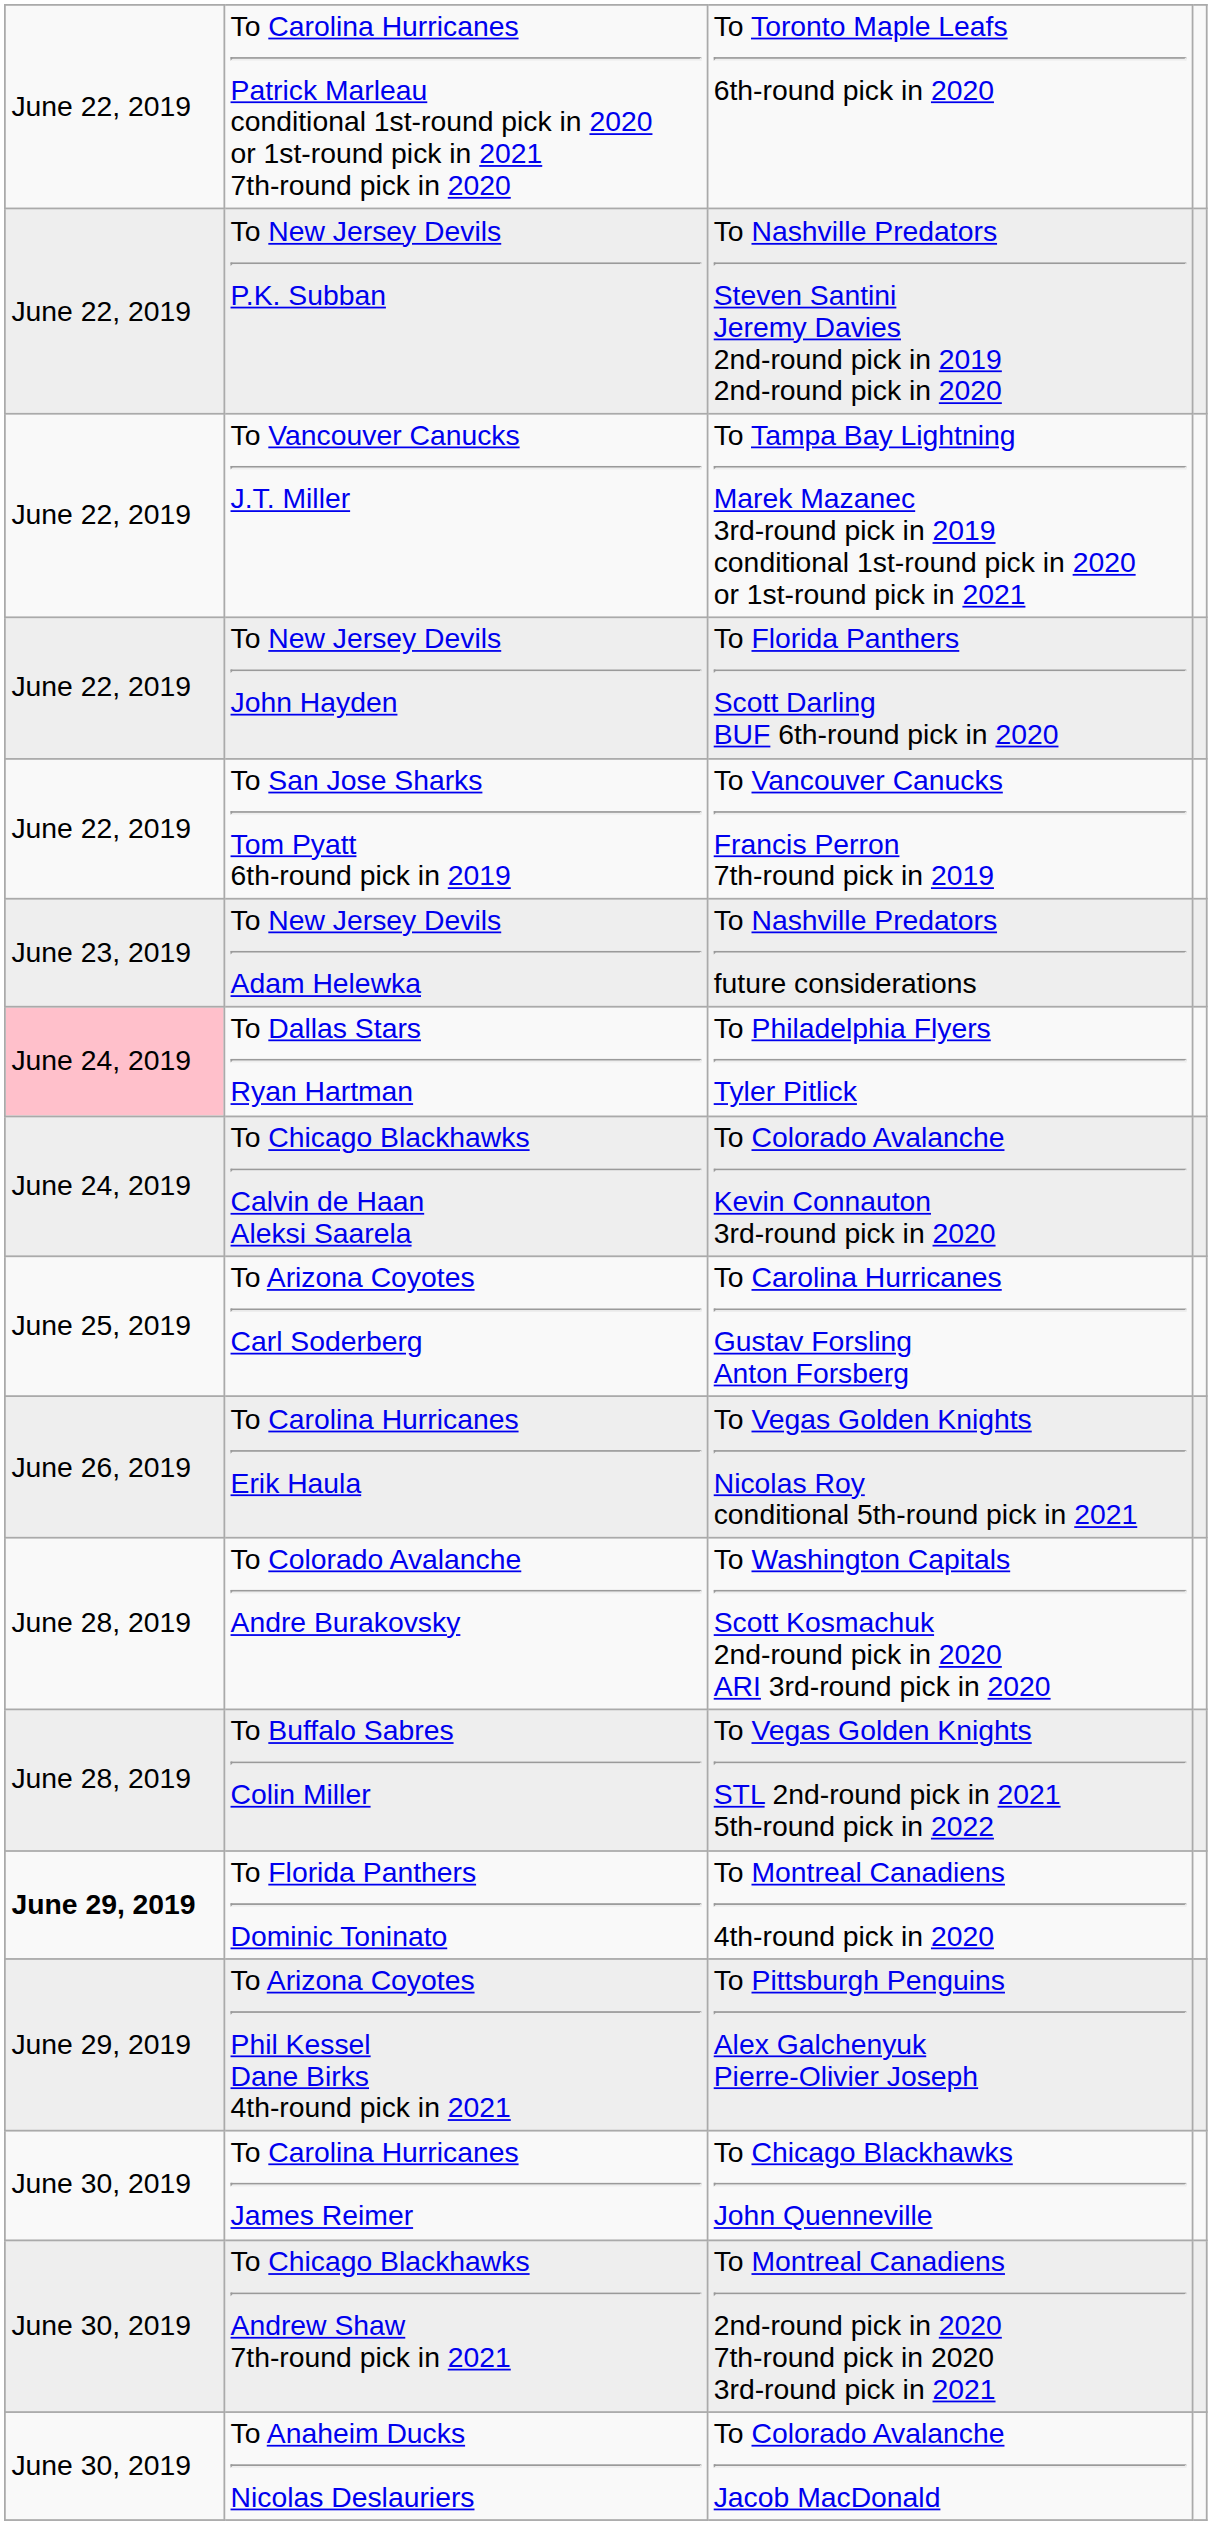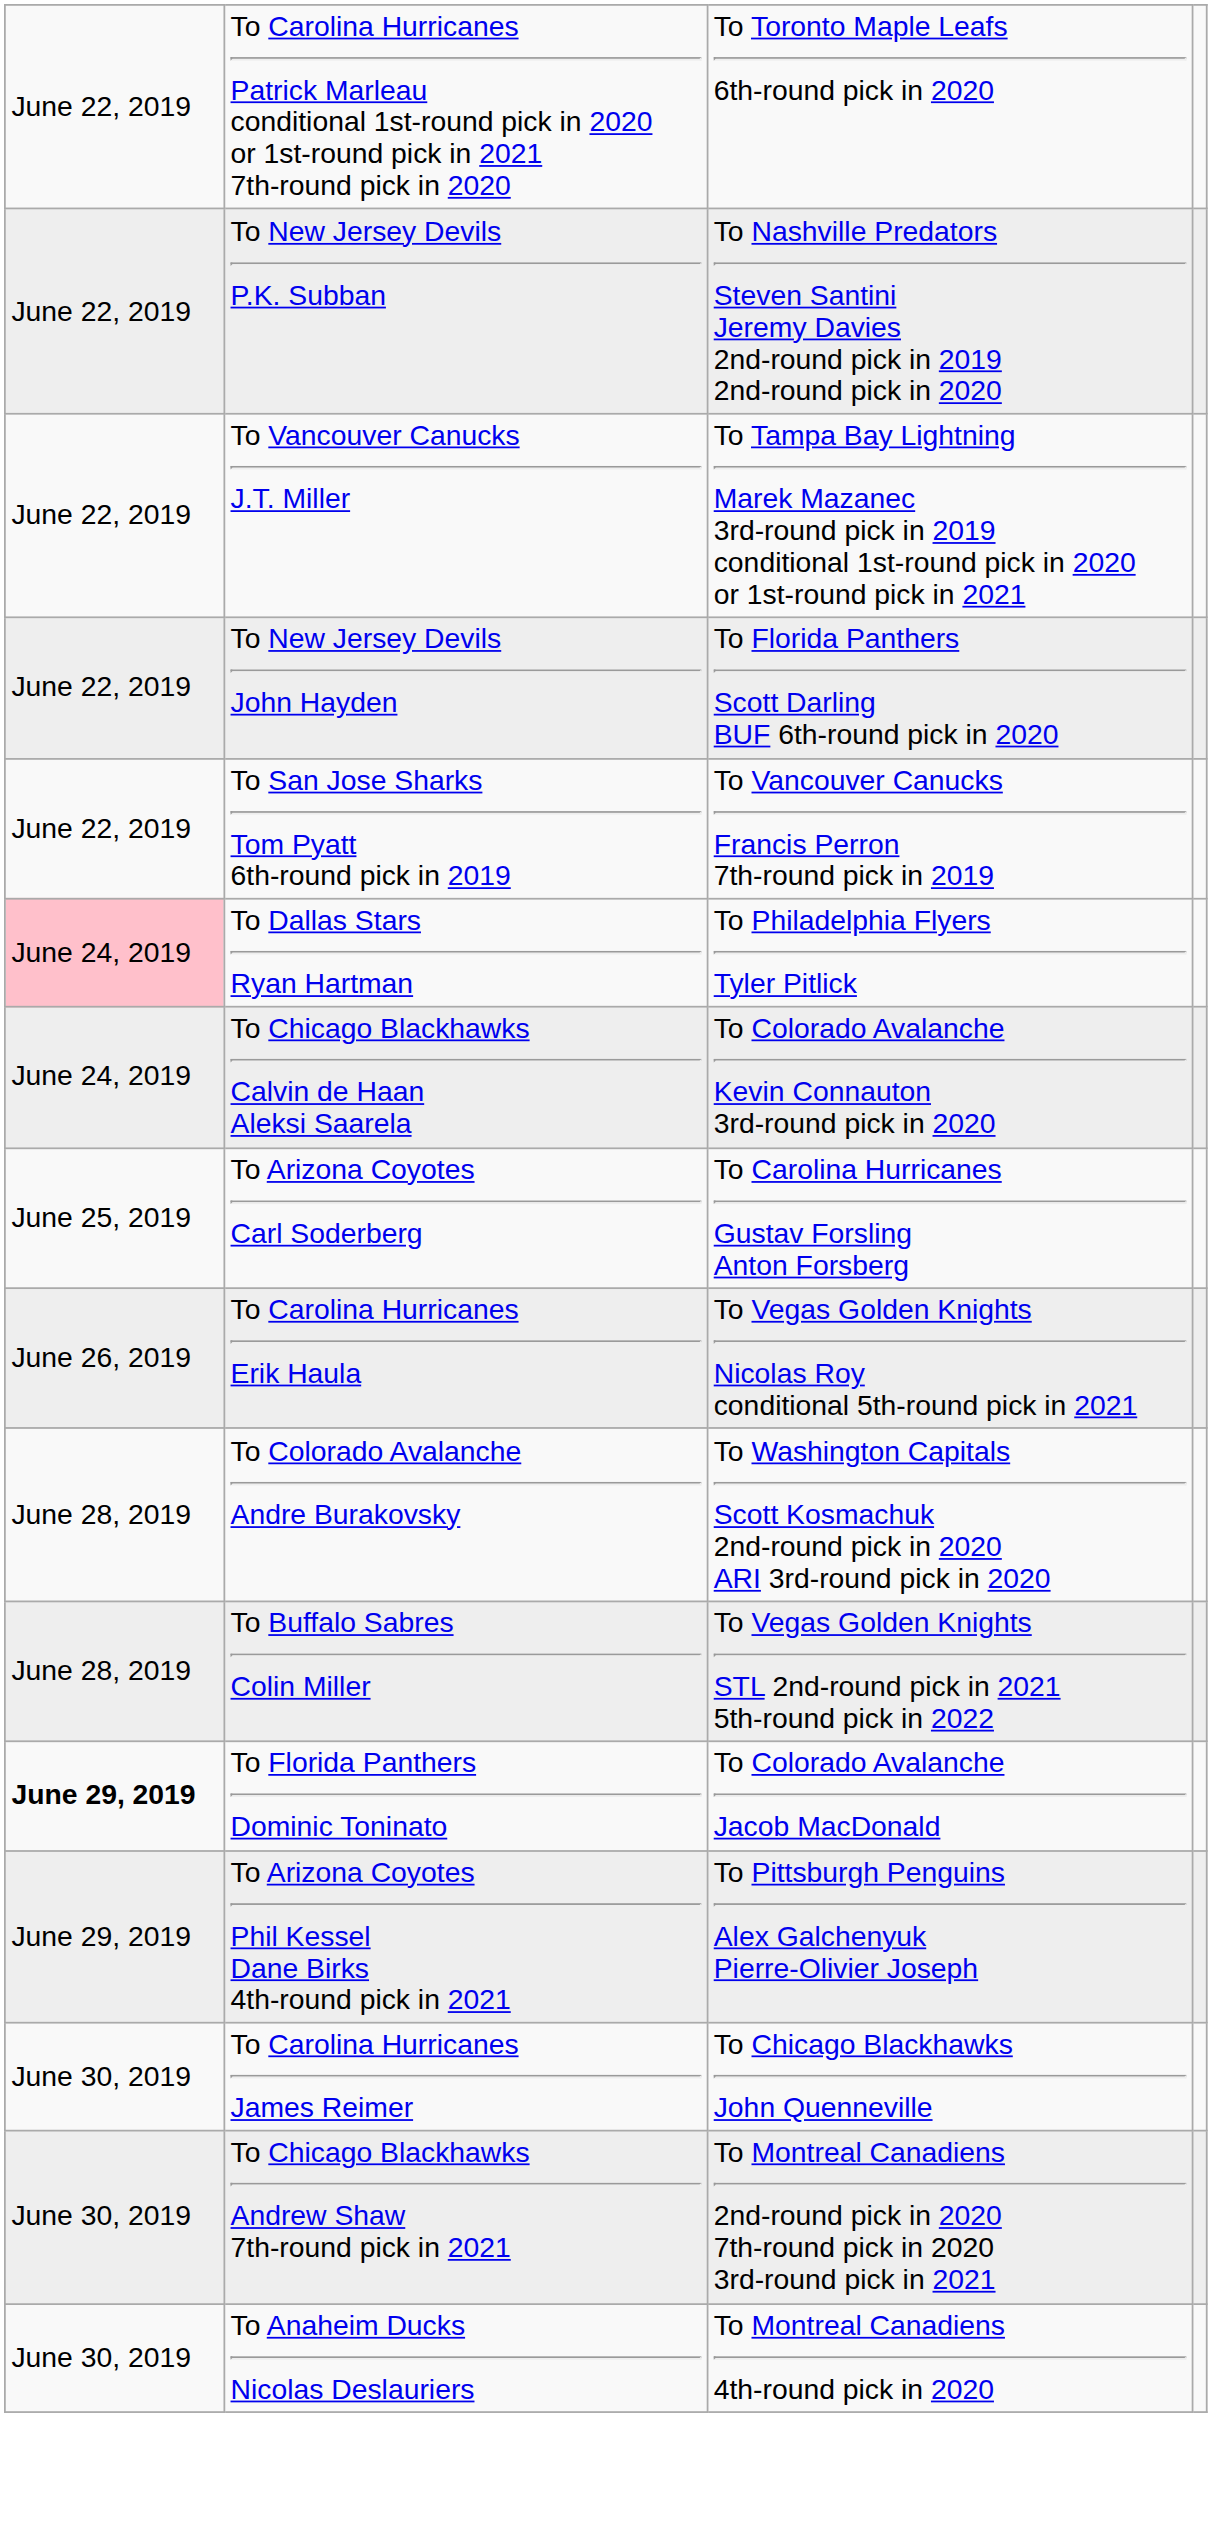- row: (466, 952)
(950, 1904) To Montreal Canadiens 4th-round pick in 2020 -> (950, 1795) To Colorado Avalanche Jacob MacDonald
(950, 2466) To Colorado Avalanche Jacob MacDonald -> (950, 2357) To Montreal Canadiens 4th-round pick in 2020
